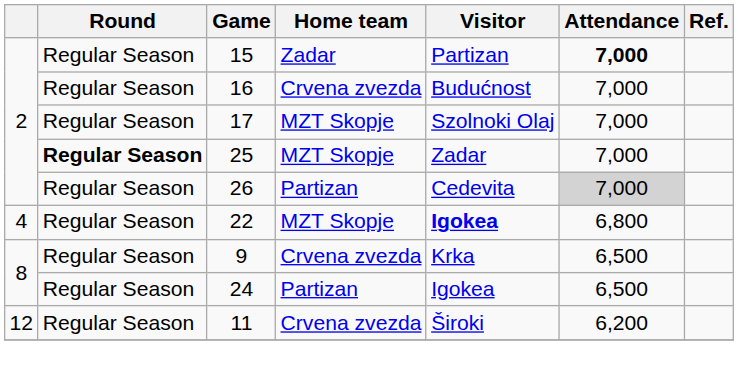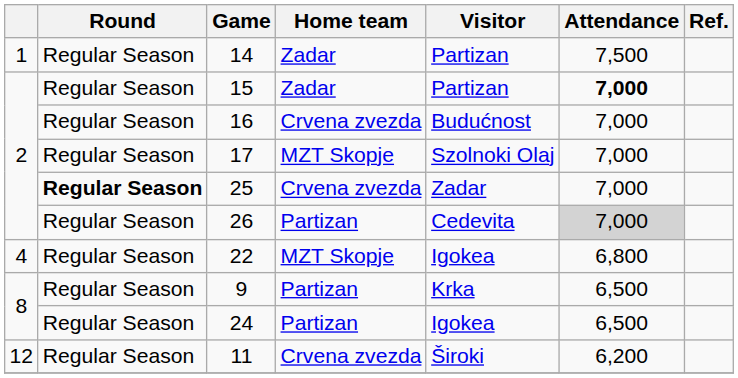+ row: (241, 54)
(337, 155) MZT Skopje -> (351, 188) Crvena zvezda
(465, 222) bold -> (463, 255) normal
(351, 255) Crvena zvezda -> (319, 289) Partizan
